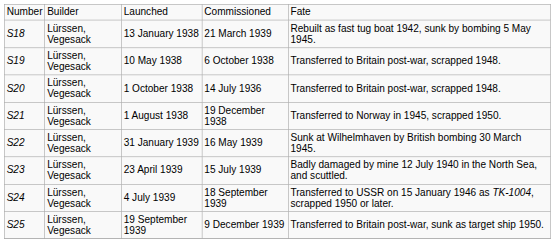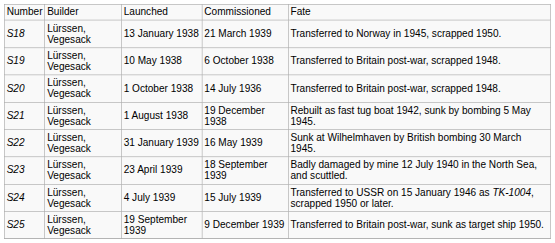(411, 34) Rebuilt as fast tug boat 1942, sunk by bombing 5 May 1945. -> (396, 34) Transferred to Norway in 1945, scrapped 1950.
(396, 116) Transferred to Norway in 1945, scrapped 1950. -> (411, 116) Rebuilt as fast tug boat 1942, sunk by bombing 5 May 1945.
(233, 170) 15 July 1939 -> (236, 170) 18 September 1939
(236, 198) 18 September 1939 -> (233, 198) 15 July 1939
